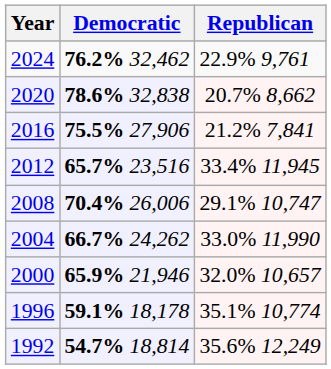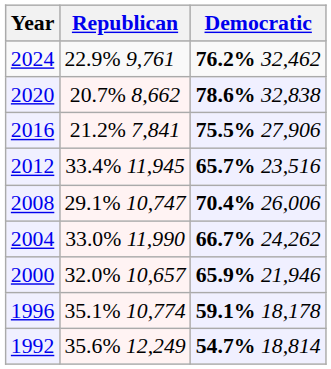columns swapped: (260, 23) <-> (127, 23)
